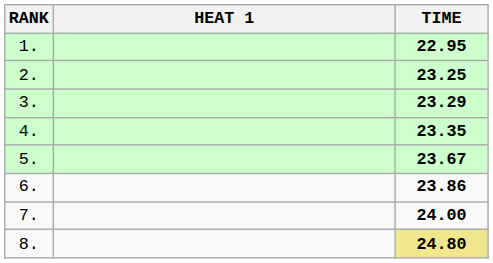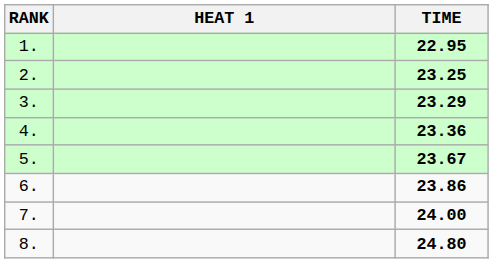(442, 131) 23.35 -> (442, 131) 23.36
(442, 243) khaki background -> (442, 243) no background
